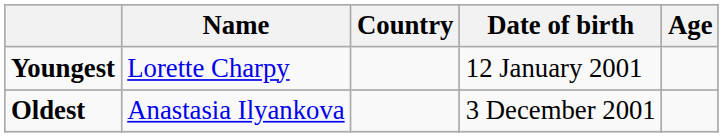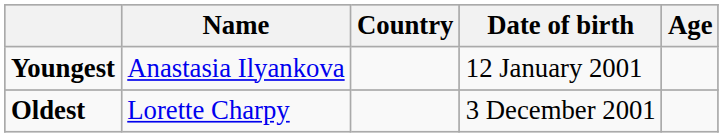(208, 68) Lorette Charpy -> (236, 68) Anastasia Ilyankova
(236, 110) Anastasia Ilyankova -> (208, 110) Lorette Charpy
